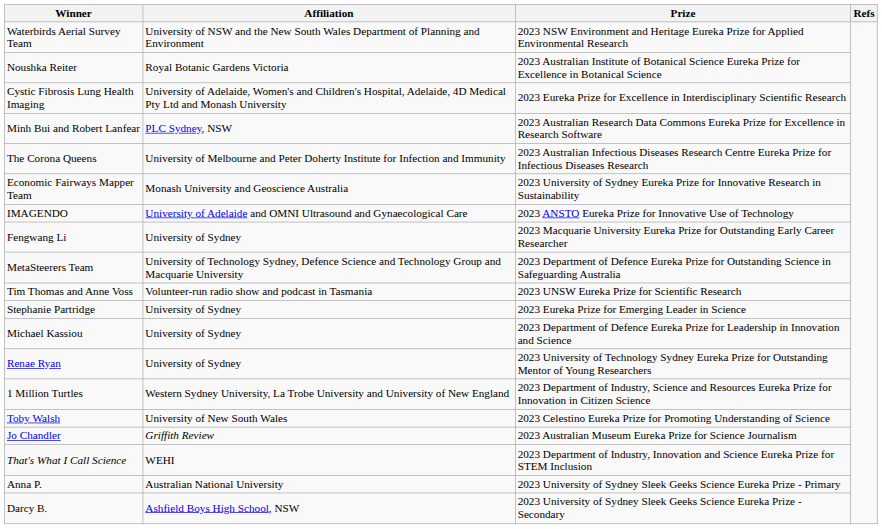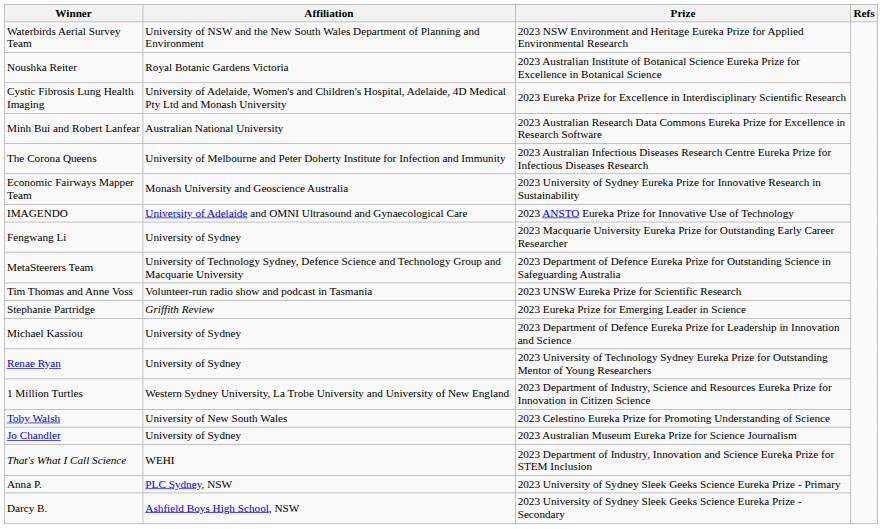(189, 128) PLC Sydney, NSW -> (214, 128) Australian National University
(193, 309) University of Sydney -> (180, 309) Griffith Review
(180, 436) Griffith Review -> (193, 436) University of Sydney
(214, 484) Australian National University -> (189, 484) PLC Sydney, NSW
